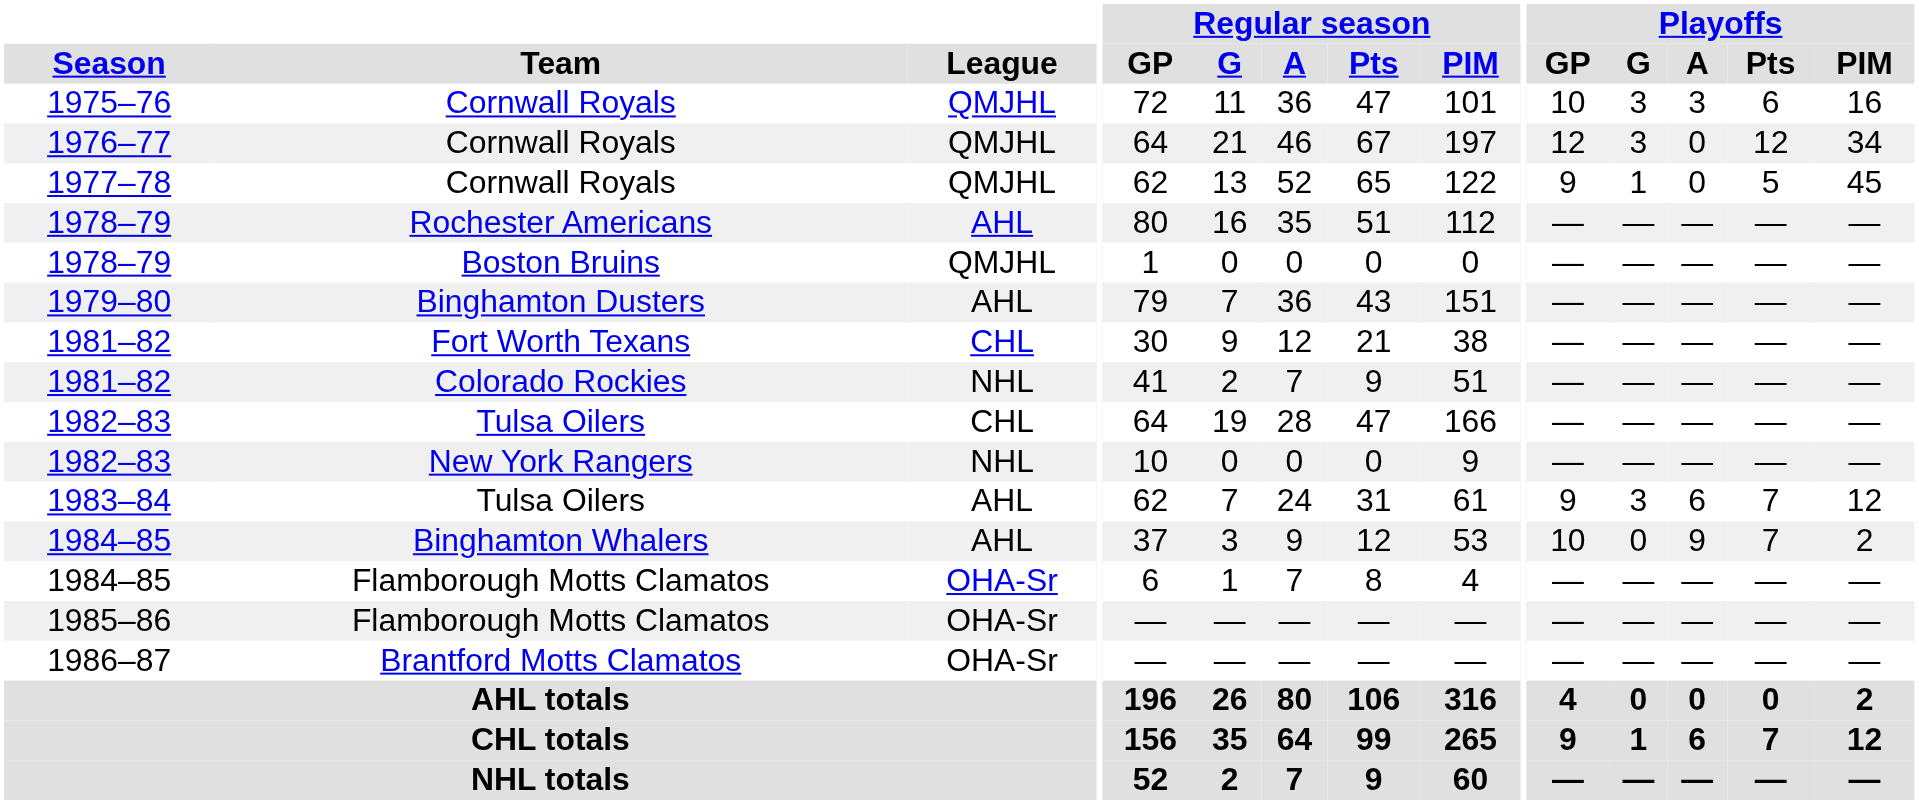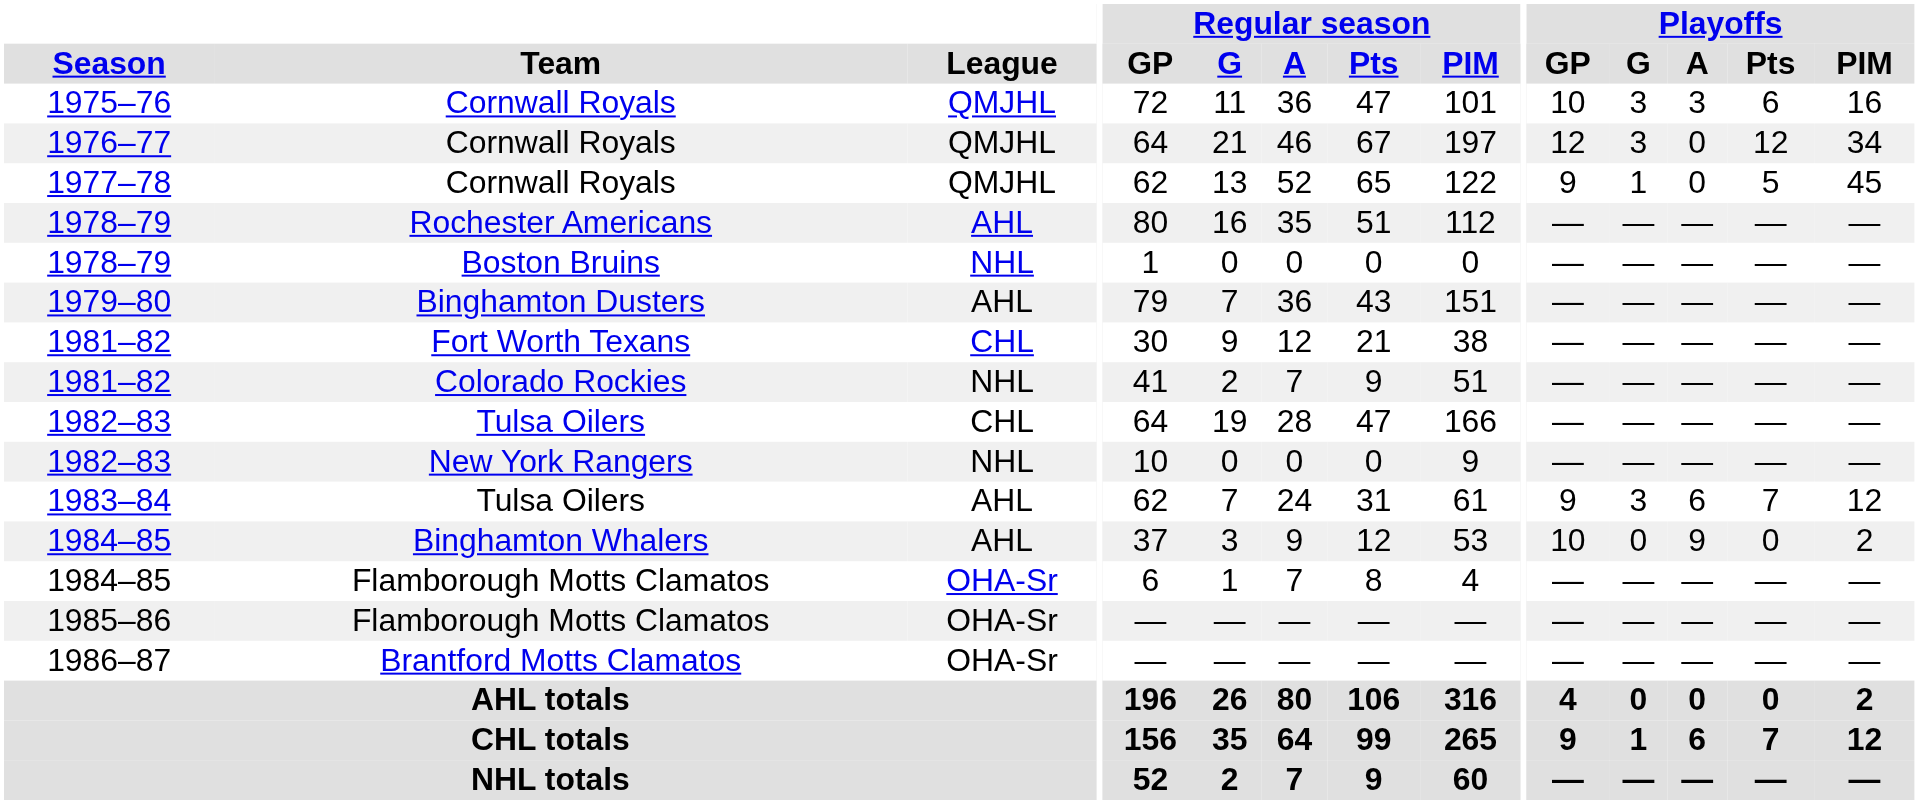(1002, 262) QMJHL -> (1002, 262) NHL
(1771, 540) 7 -> (1771, 540) 0
